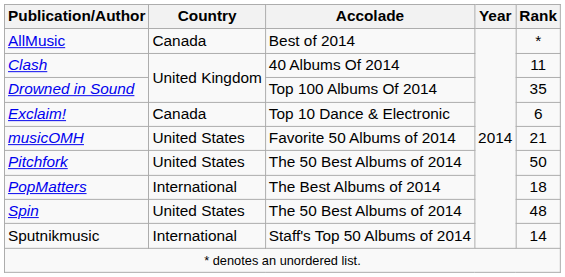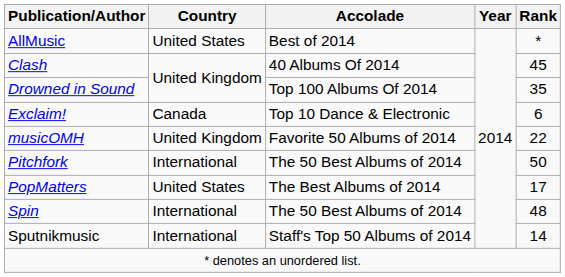(179, 41) Canada -> (199, 41) United States
(538, 65) 11 -> (538, 65) 45
(199, 138) United States -> (207, 138) United Kingdom
(538, 138) 21 -> (538, 138) 22
(199, 162) United States -> (195, 162) International
(195, 187) International -> (199, 187) United States
(538, 187) 18 -> (538, 187) 17
(199, 211) United States -> (195, 211) International
